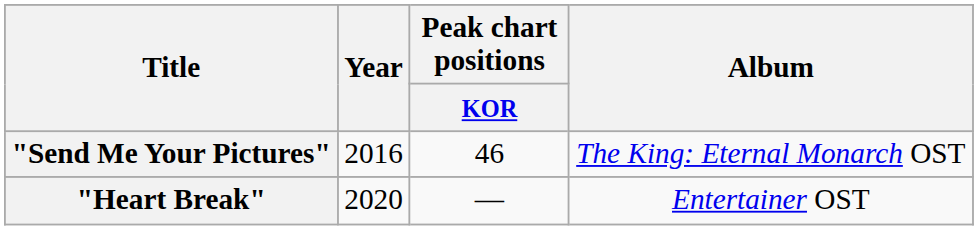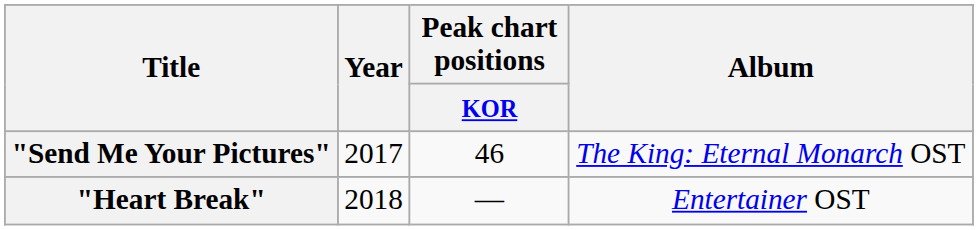(374, 153) 2016 -> (374, 153) 2017
(374, 199) 2020 -> (374, 199) 2018
